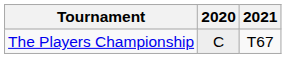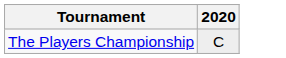- column: (260, 17)
